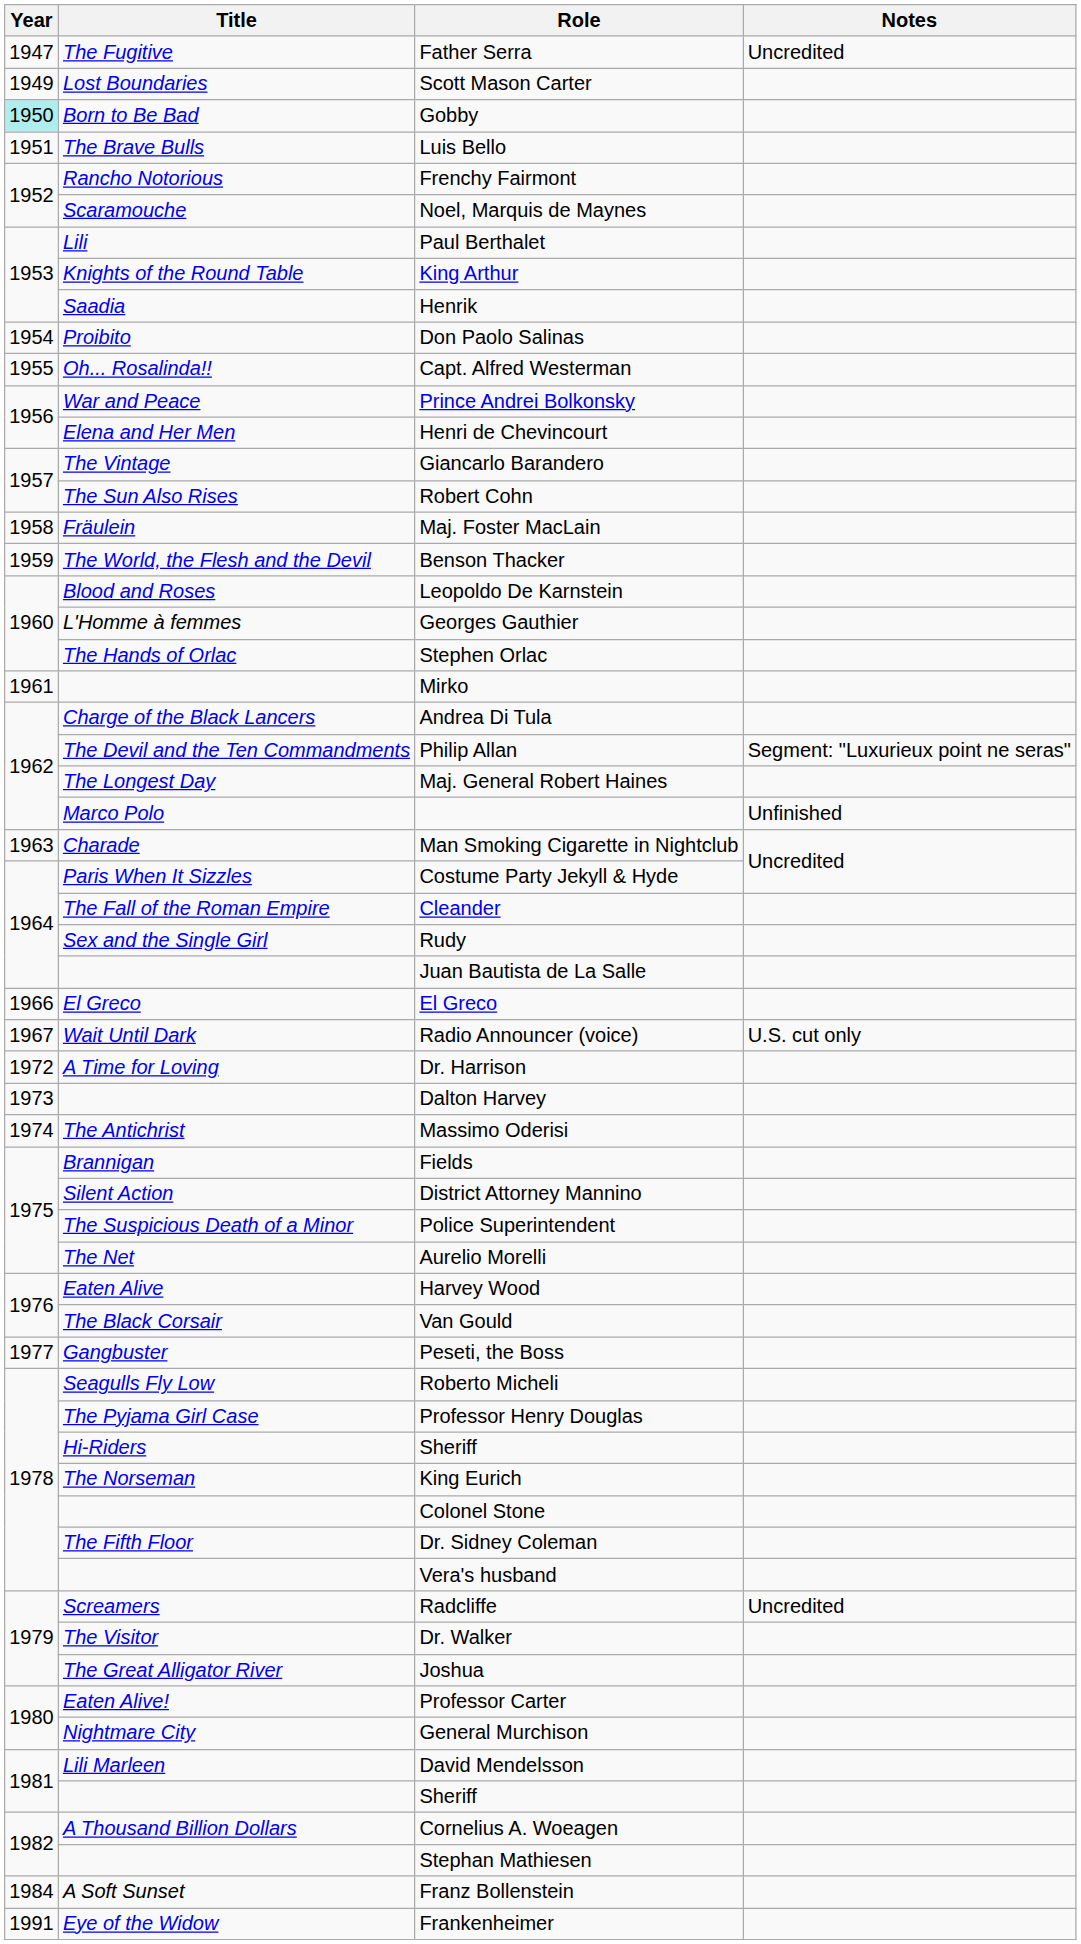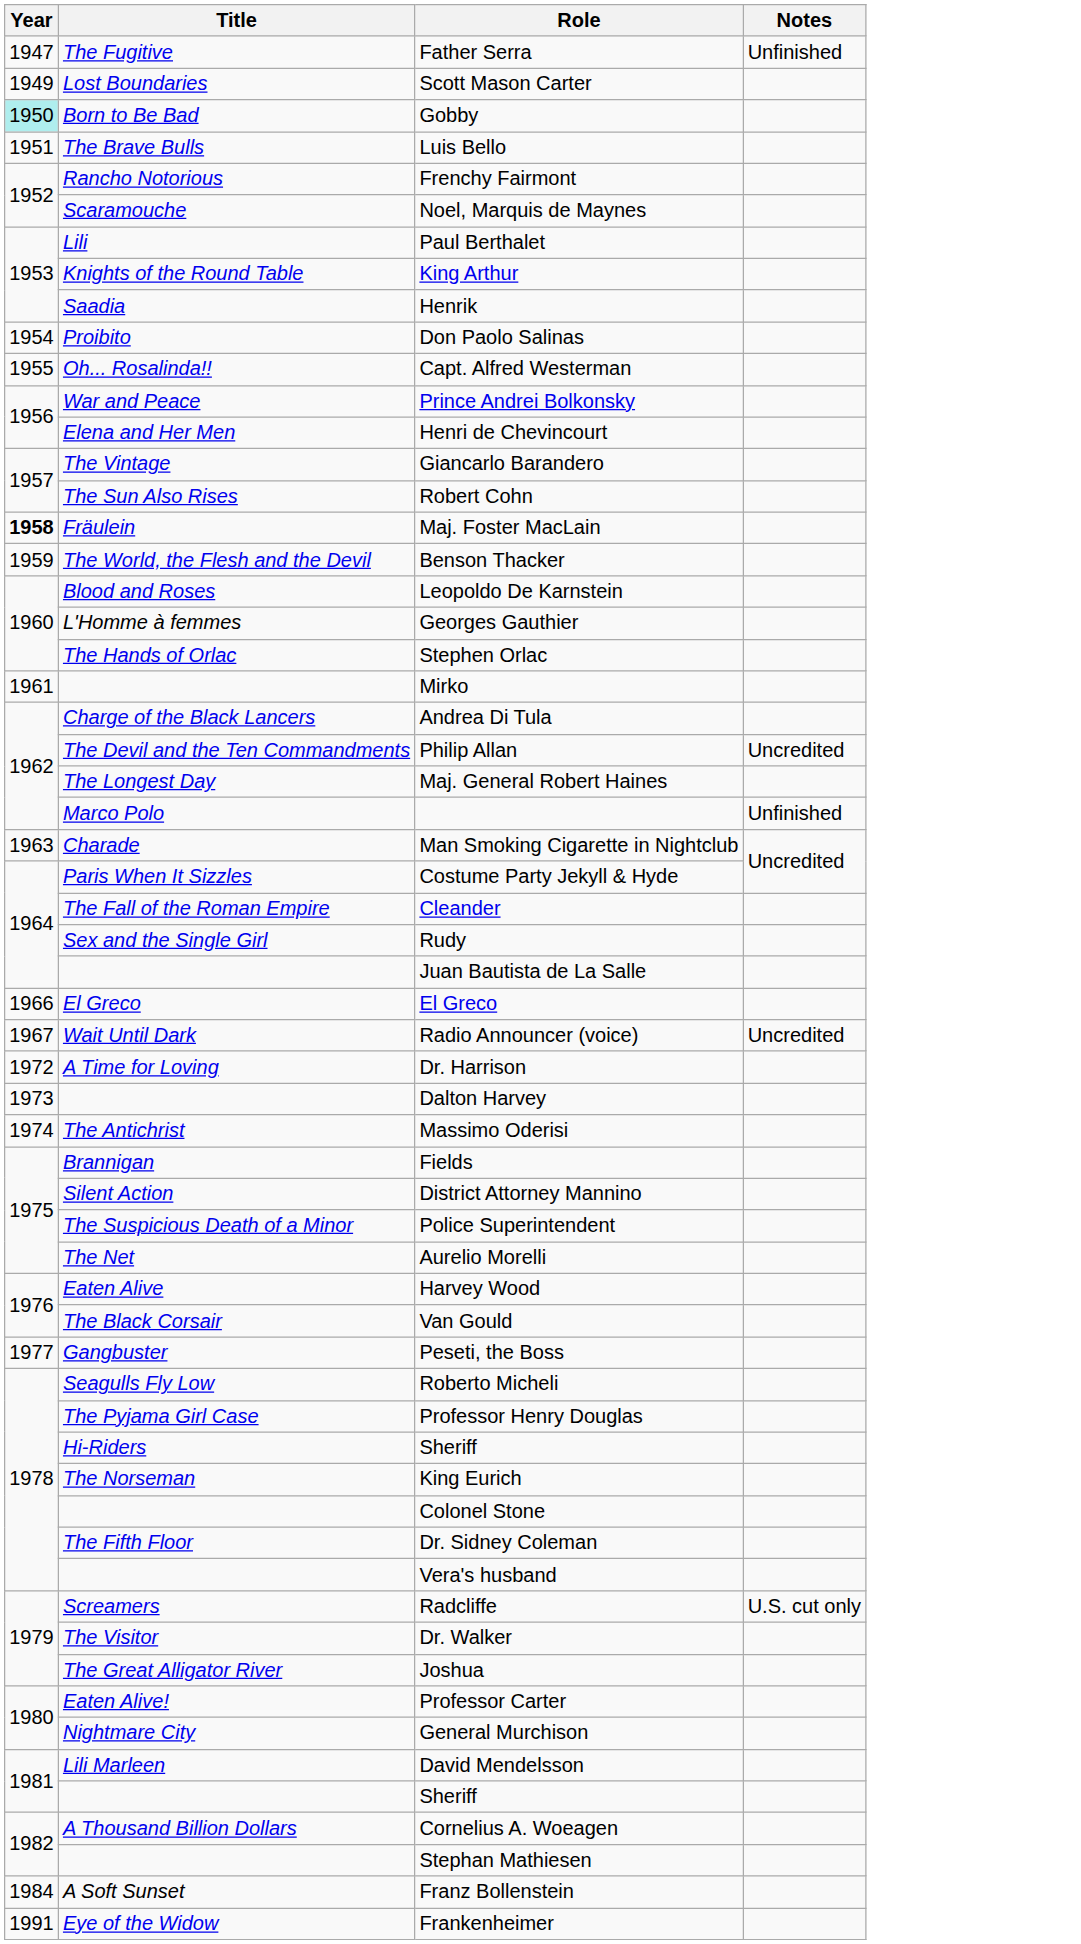(796, 52) Uncredited -> (795, 52) Unfinished
(31, 527) normal -> (31, 527) bold
(909, 749) Segment: "Luxurieux point ne seras" -> (796, 749) Uncredited
(804, 1035) U.S. cut only -> (796, 1035) Uncredited
(796, 1606) Uncredited -> (804, 1606) U.S. cut only
